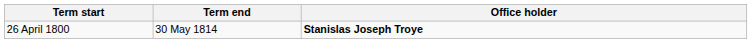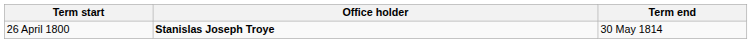columns swapped: (227, 13) <-> (524, 13)
